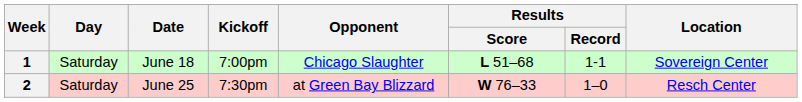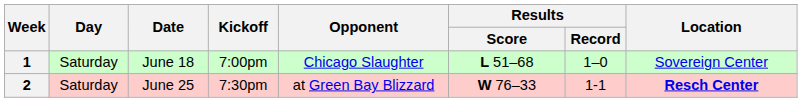(595, 62) 1-1 -> (595, 62) 1–0
(595, 85) 1–0 -> (595, 85) 1-1
(711, 85) normal -> (711, 85) bold
